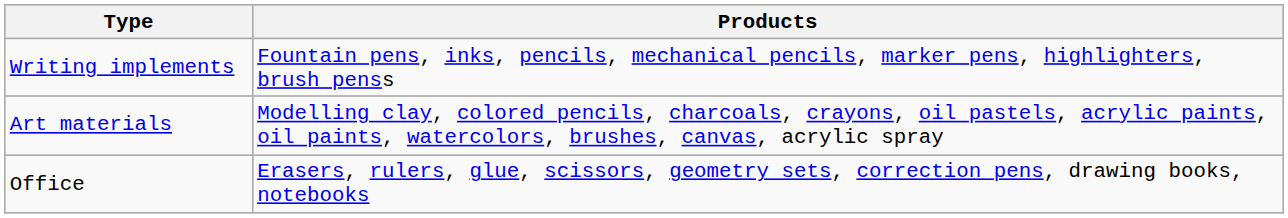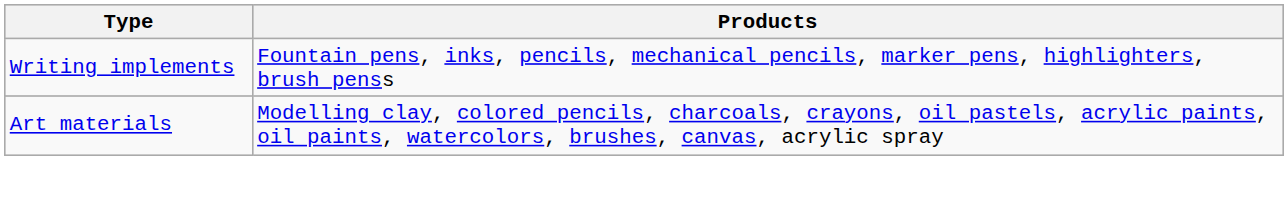- row: (47, 183)
